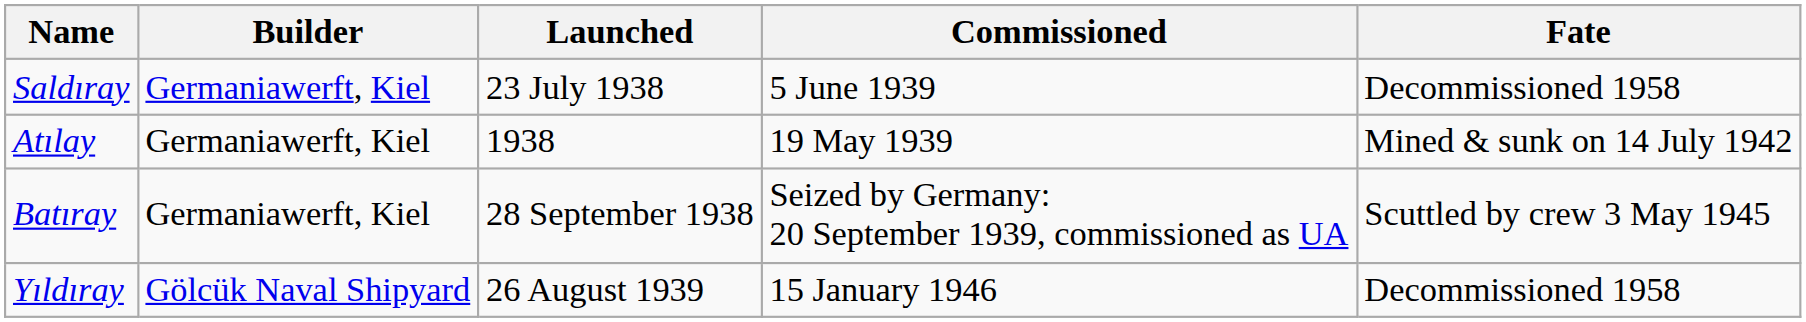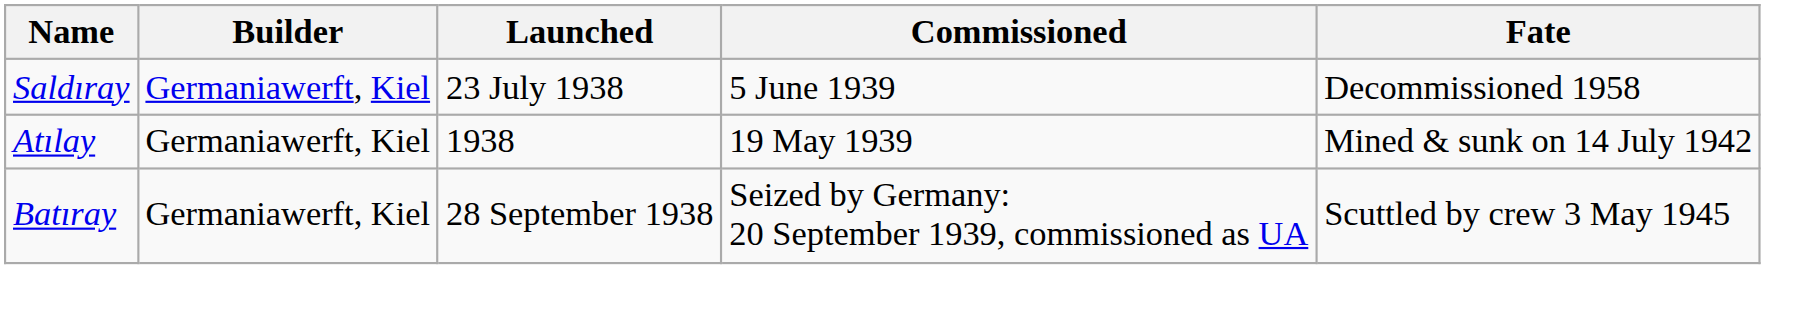- row: (68, 288)
